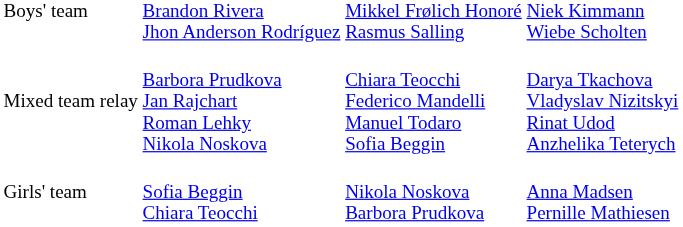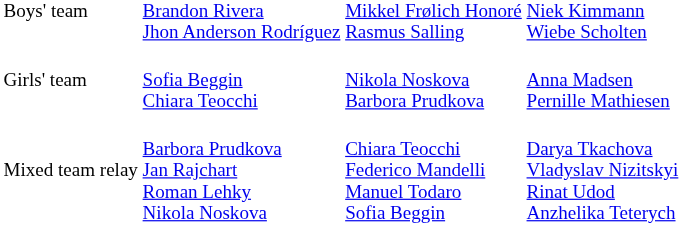rows swapped: (45, 191) <-> (71, 101)
